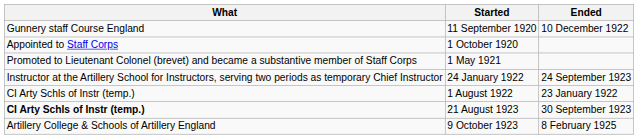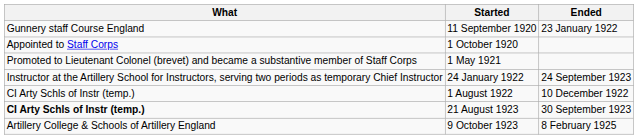(585, 28) 10 December 1922 -> (579, 28) 23 January 1922
(579, 93) 23 January 1922 -> (585, 93) 10 December 1922
